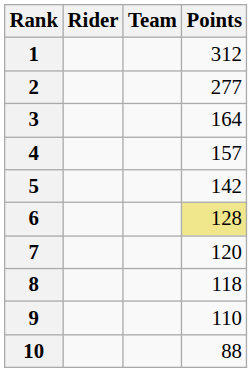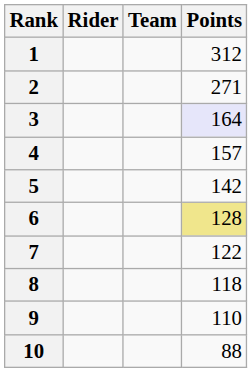(226, 86) 277 -> (226, 86) 271
(226, 119) no background -> (226, 119) lavender background
(226, 251) 120 -> (226, 251) 122
